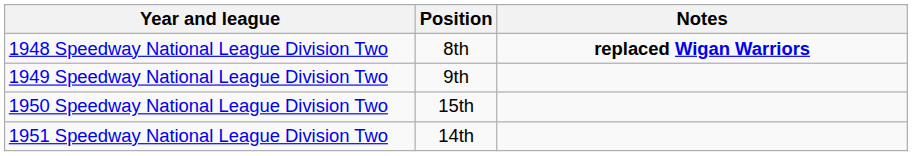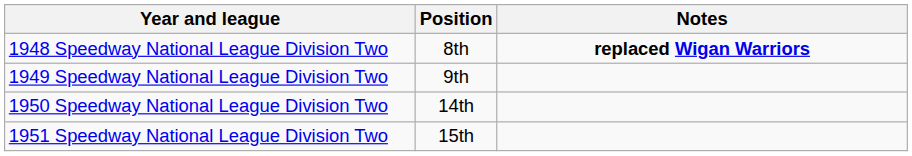(456, 106) 15th -> (456, 106) 14th
(456, 135) 14th -> (456, 135) 15th
